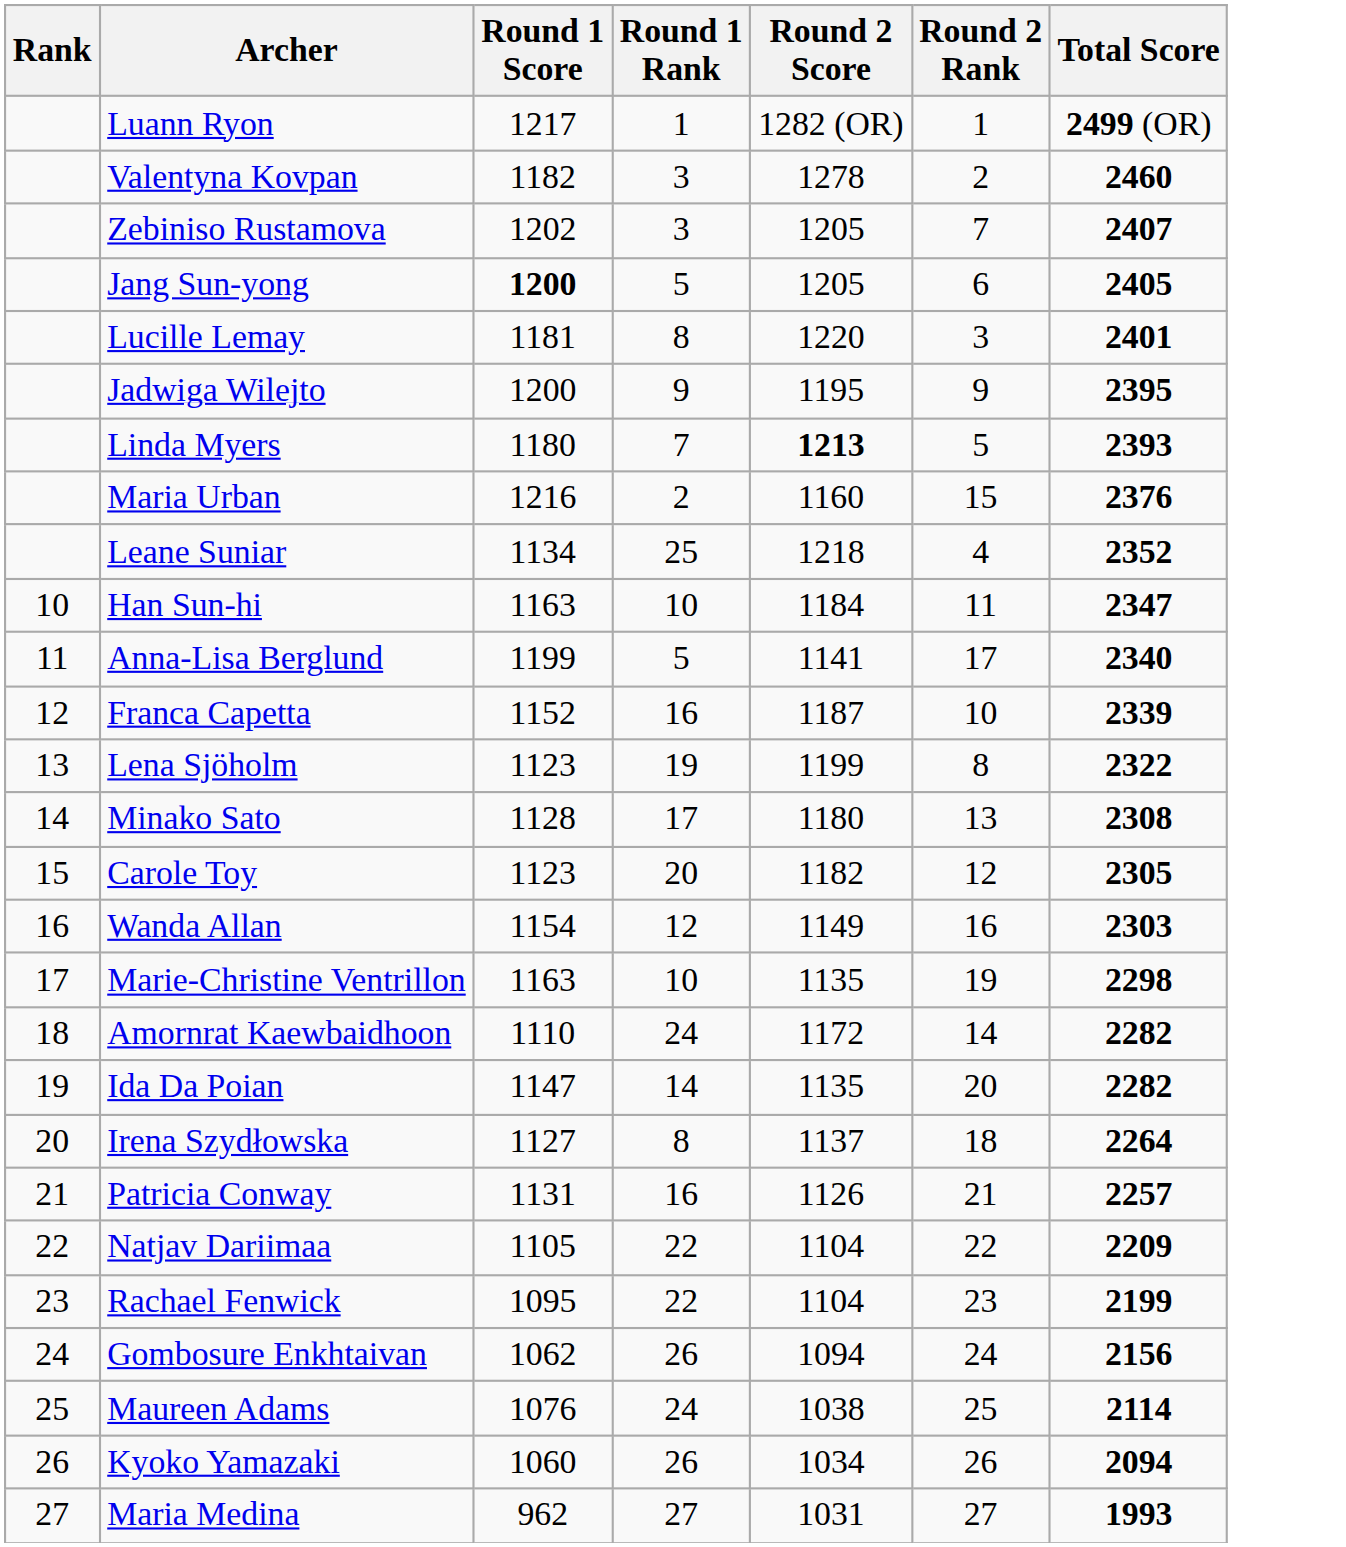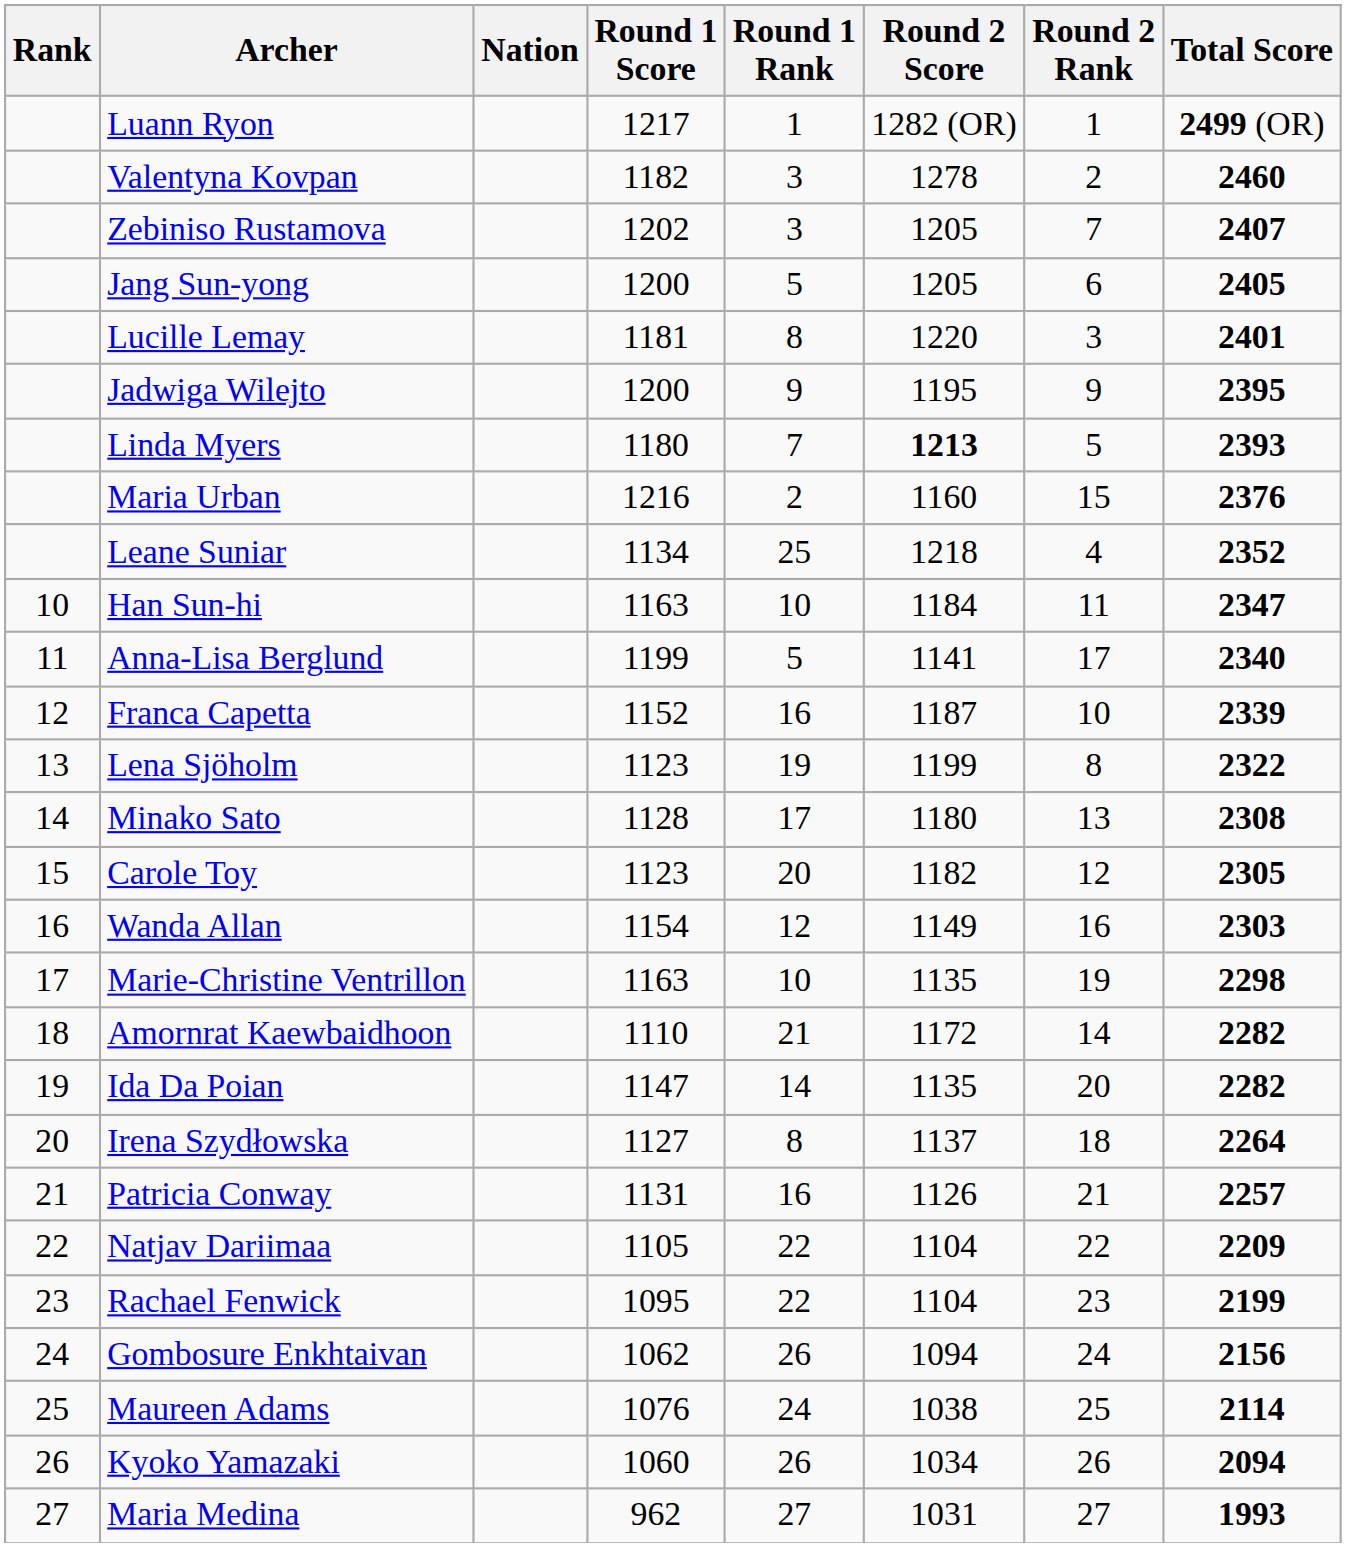+ column: (530, 50)
(543, 283) bold -> (656, 283) normal
(681, 1032) 24 -> (794, 1032) 21
